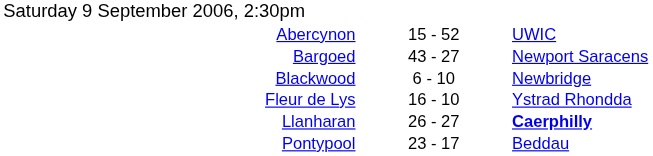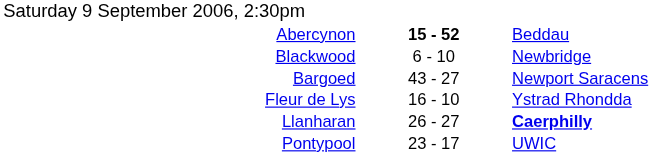(434, 34) normal -> (434, 34) bold
(534, 34) UWIC -> (541, 34) Beddau
rows swapped: (324, 56) <-> (315, 78)
(541, 143) Beddau -> (534, 143) UWIC
